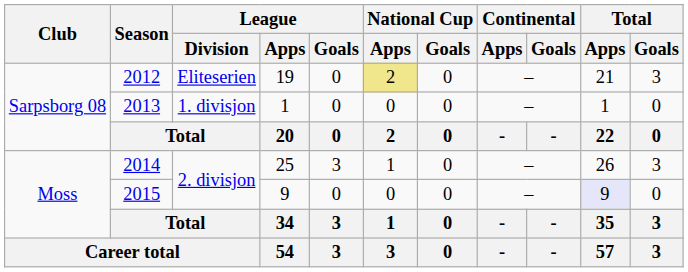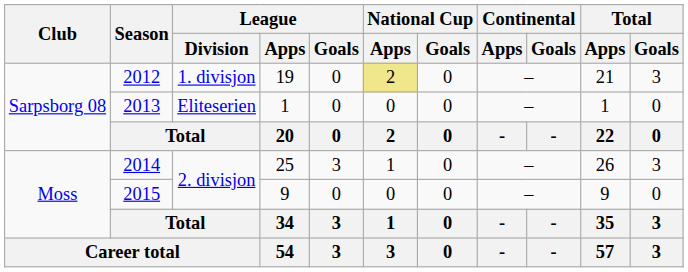(217, 77) Eliteserien -> (217, 77) 1. divisjon
(217, 106) 1. divisjon -> (217, 106) Eliteserien
(605, 194) lavender background -> (605, 194) no background
